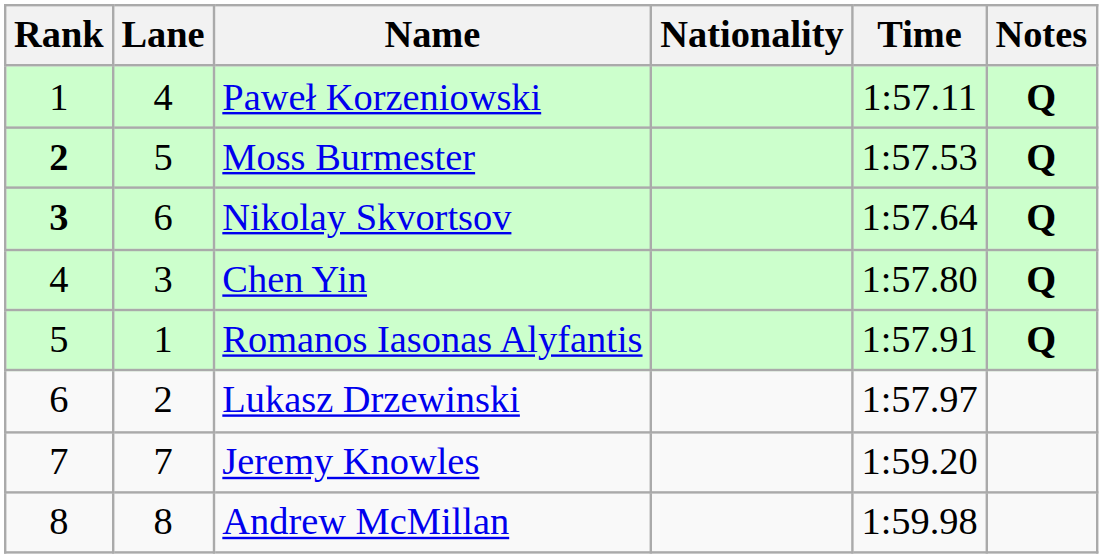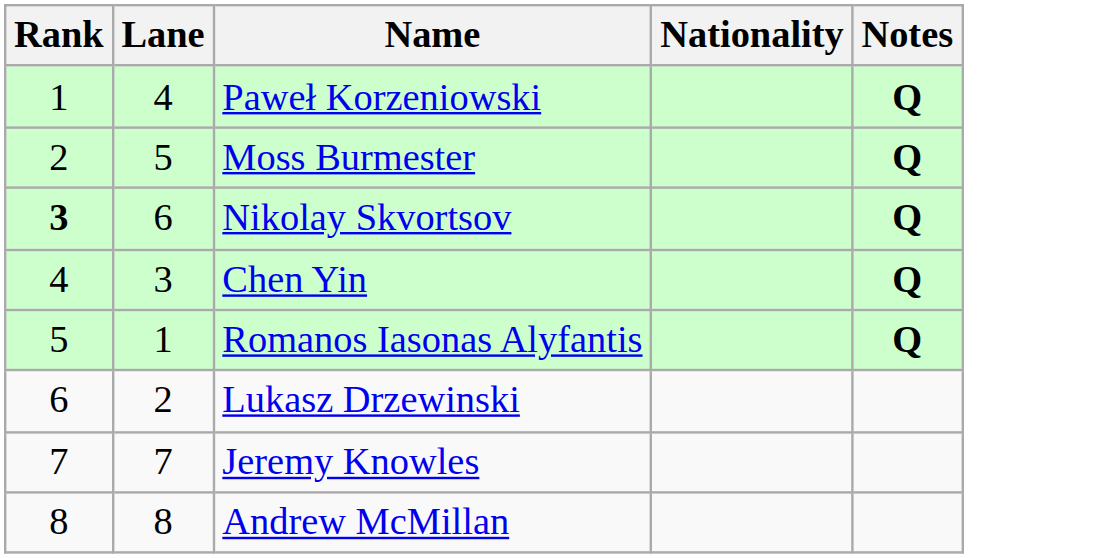- column: (920, 34)
(59, 156) bold -> (59, 156) normal
